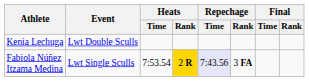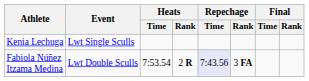(103, 42) Lwt Double Sculls -> (101, 42) Lwt Single Sculls
(101, 63) Lwt Single Sculls -> (103, 63) Lwt Double Sculls
(185, 63) gold background -> (185, 63) no background
